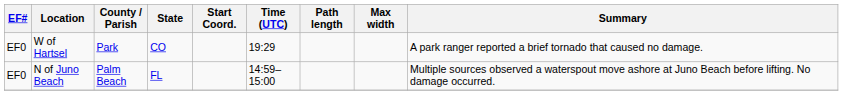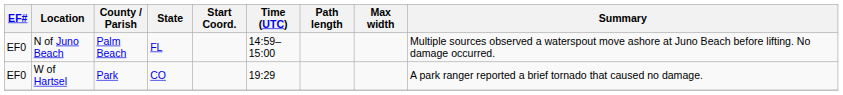rows swapped: (56, 76) <-> (50, 47)
